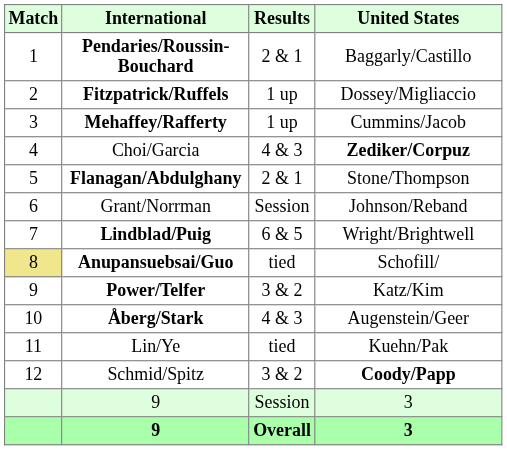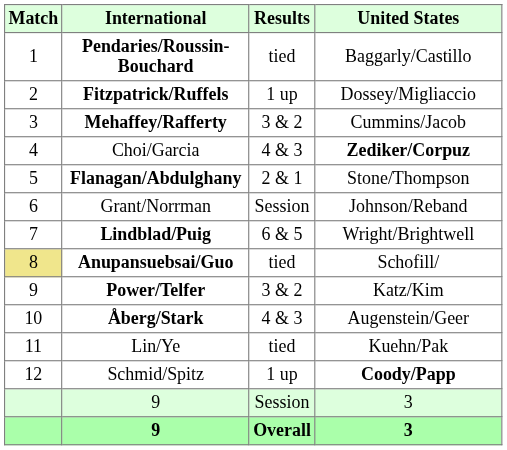(282, 56) 2 & 1 -> (282, 56) tied
(282, 122) 1 up -> (282, 122) 3 & 2
(282, 374) 3 & 2 -> (282, 374) 1 up
